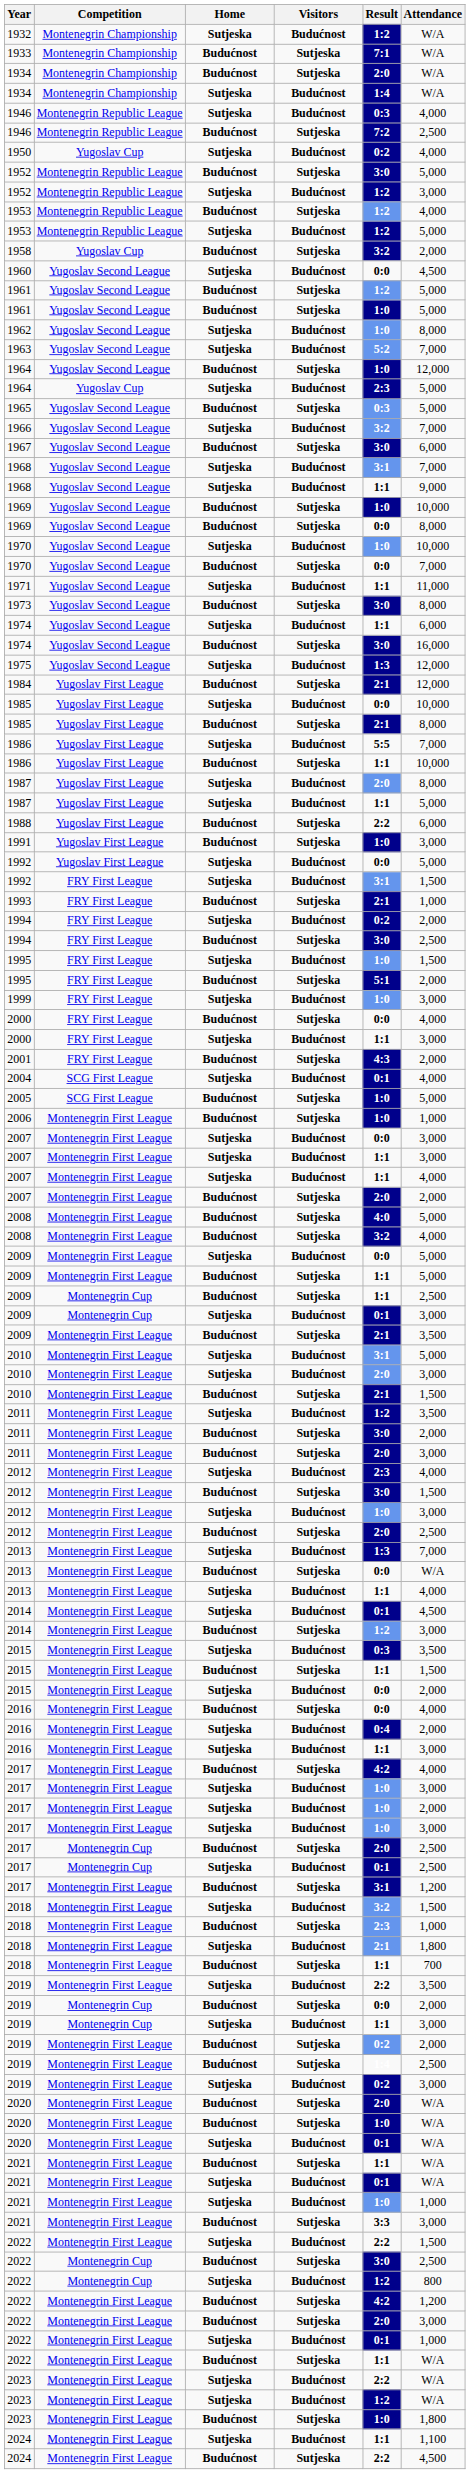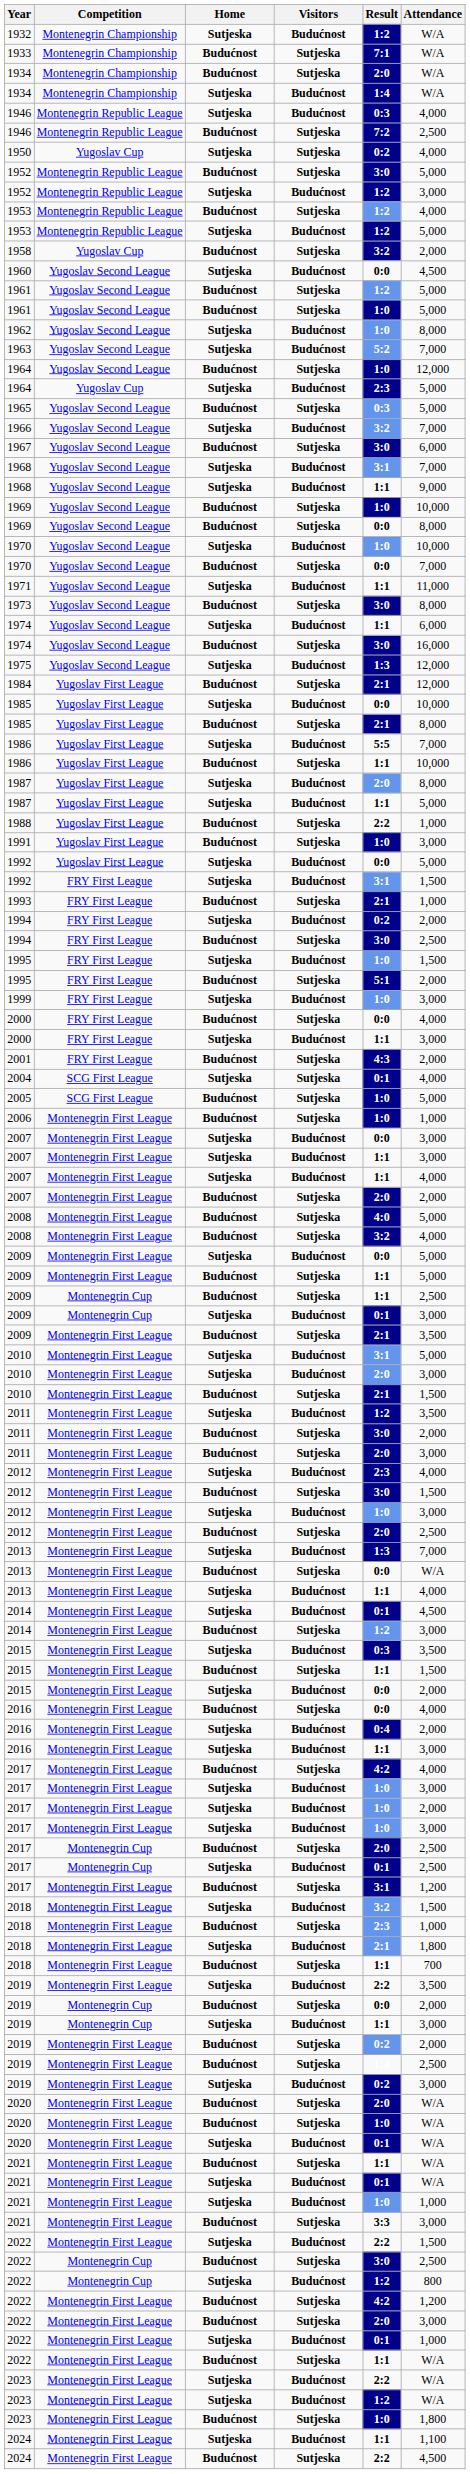(318, 152) Budućnost -> (318, 152) Sutjeska
(433, 822) 6,000 -> (433, 822) 1,000
(318, 1079) Budućnost -> (318, 1079) Sutjeska
